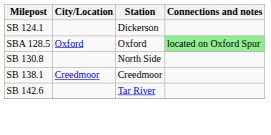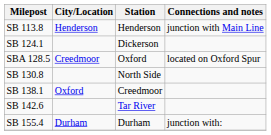+ row: (25, 28)
(69, 43) Oxford -> (77, 59) Creedmoor
(214, 43) lightgreen background -> (214, 59) no background
(77, 75) Creedmoor -> (69, 91) Oxford
+ row: (25, 122)
